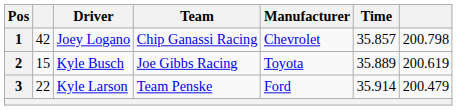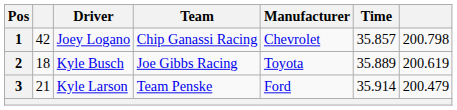(43, 63) 15 -> (43, 63) 18
(43, 87) 22 -> (43, 87) 21
